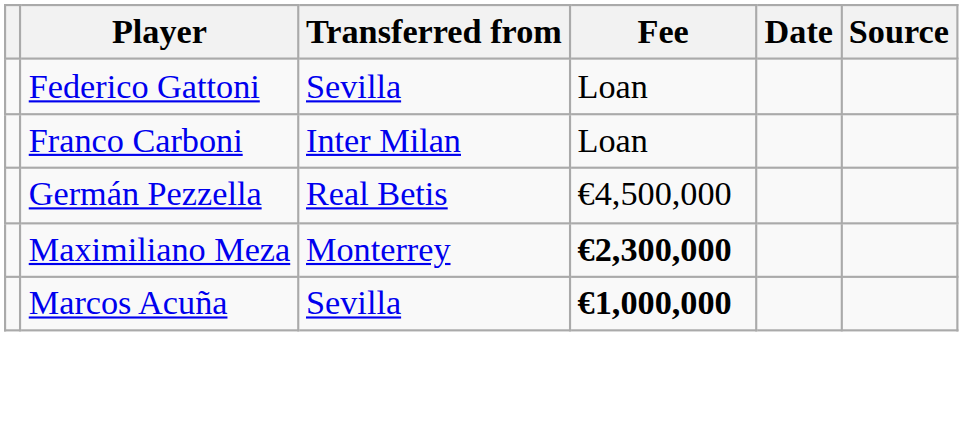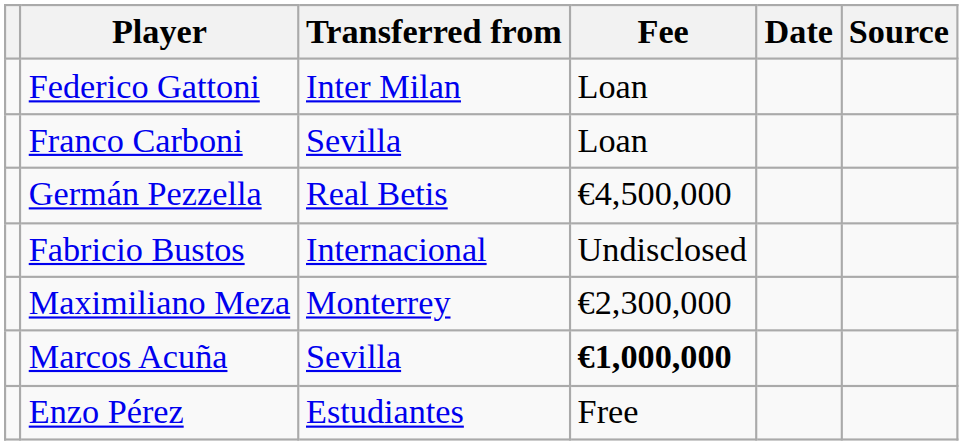(354, 85) Sevilla -> (383, 85) Inter Milan
(383, 140) Inter Milan -> (354, 140) Sevilla
+ row: (137, 248)
(655, 248) bold -> (655, 303) normal
+ row: (106, 411)
